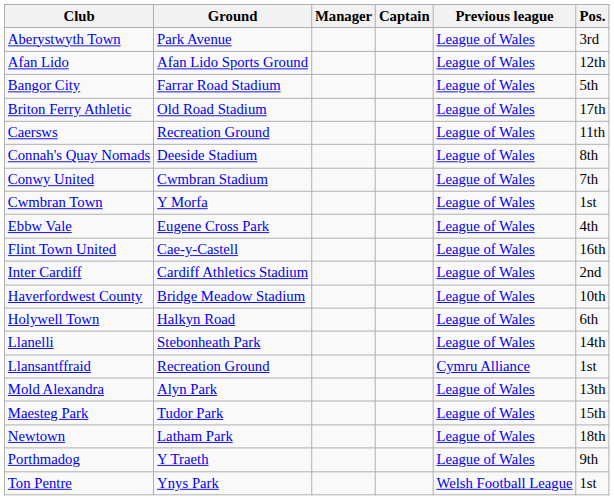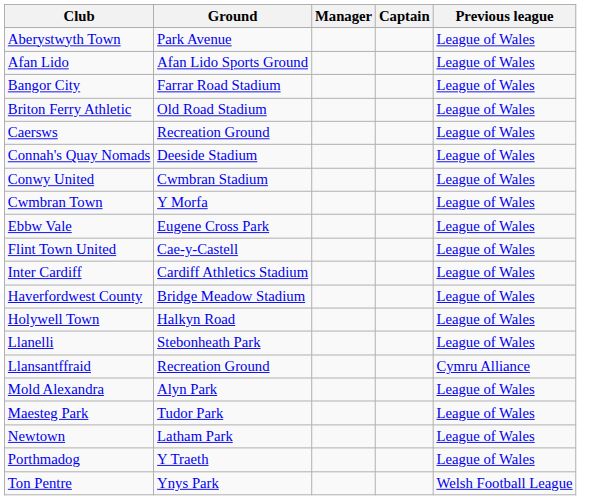- column: (592, 16)
